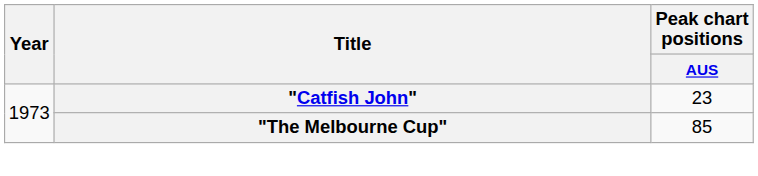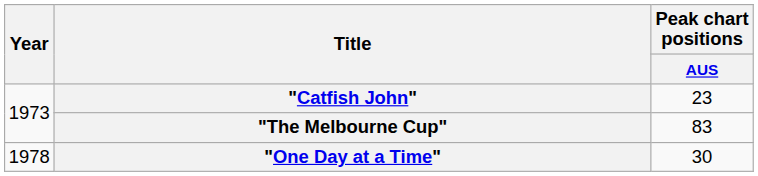(702, 127) 85 -> (702, 127) 83
+ row: (353, 156)
